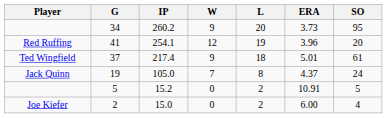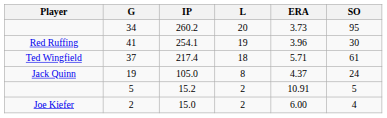- column: (212, 12)
(358, 43) 20 -> (354, 43) 30
(309, 58) 5.01 -> (298, 58) 5.71
